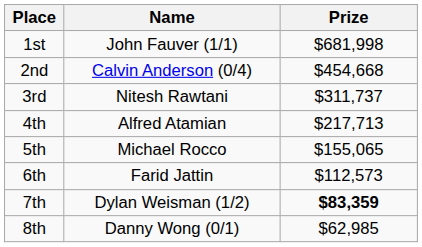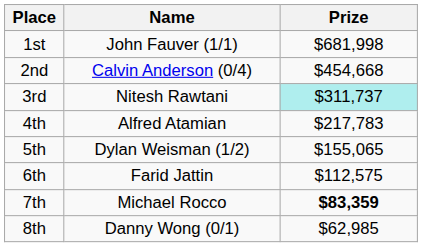(349, 96) no background -> (349, 96) paleturquoise background
(349, 123) $217,713 -> (349, 123) $217,783
(172, 149) Michael Rocco -> (172, 149) Dylan Weisman (1/2)
(349, 176) $112,573 -> (349, 176) $112,575
(172, 202) Dylan Weisman (1/2) -> (172, 202) Michael Rocco
